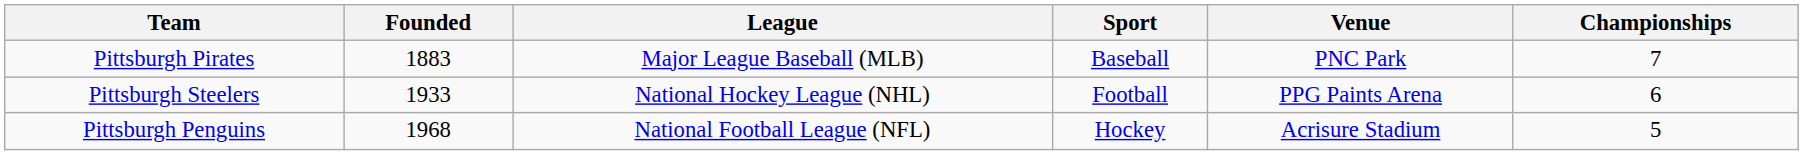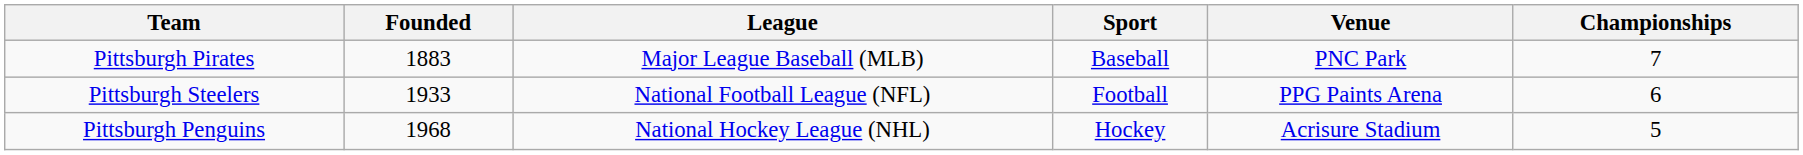(782, 94) National Hockey League (NHL) -> (782, 94) National Football League (NFL)
(782, 130) National Football League (NFL) -> (782, 130) National Hockey League (NHL)
